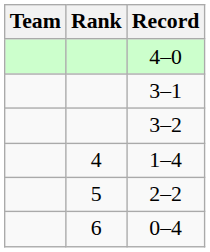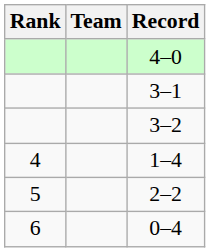columns swapped: (96, 21) <-> (35, 21)
